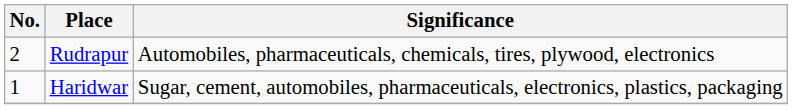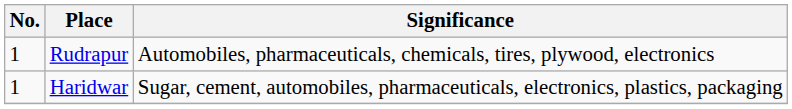(15, 53) 2 -> (15, 53) 1
